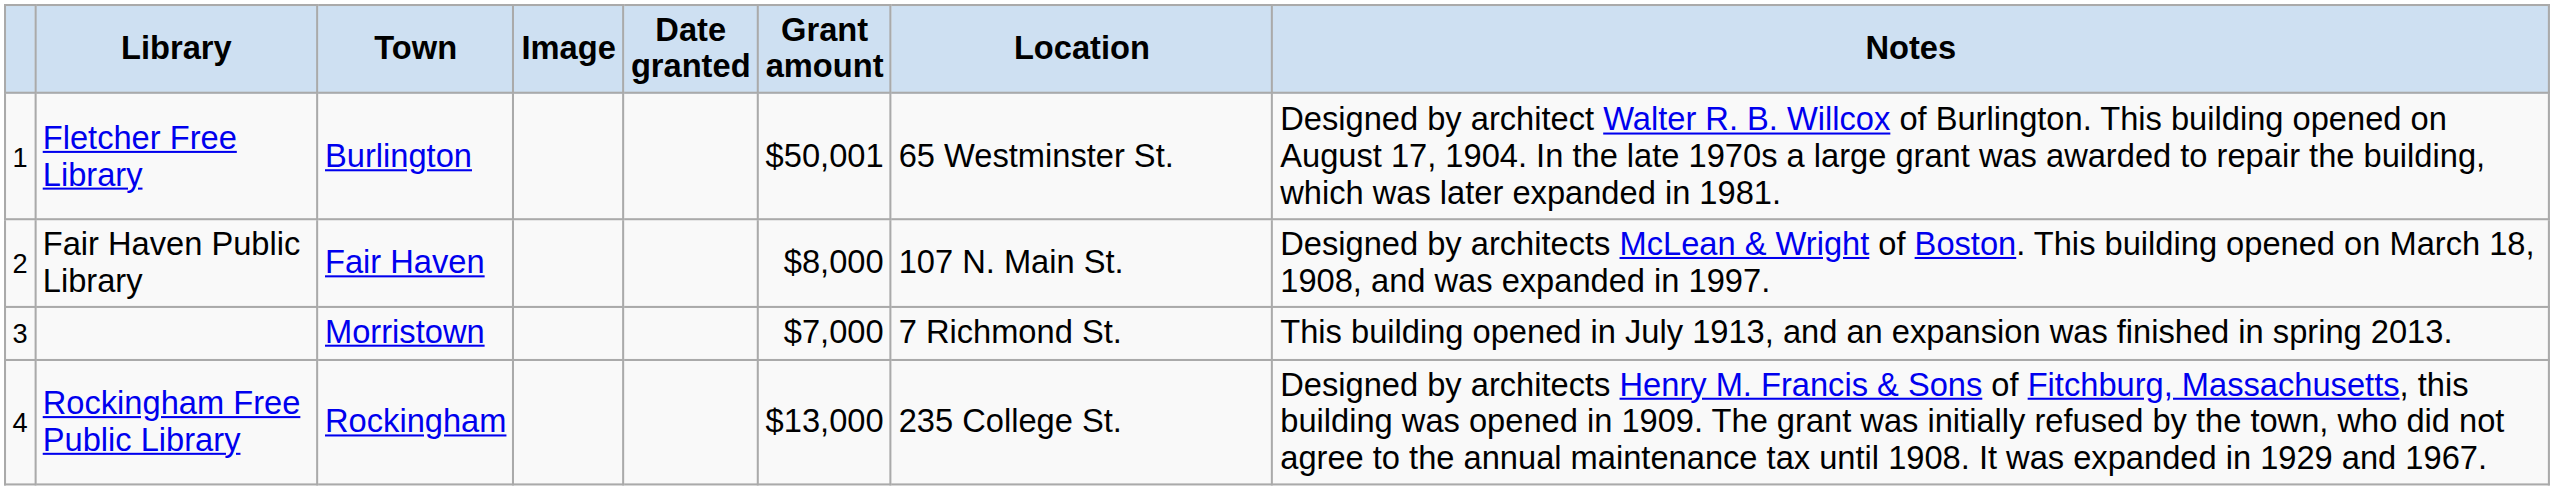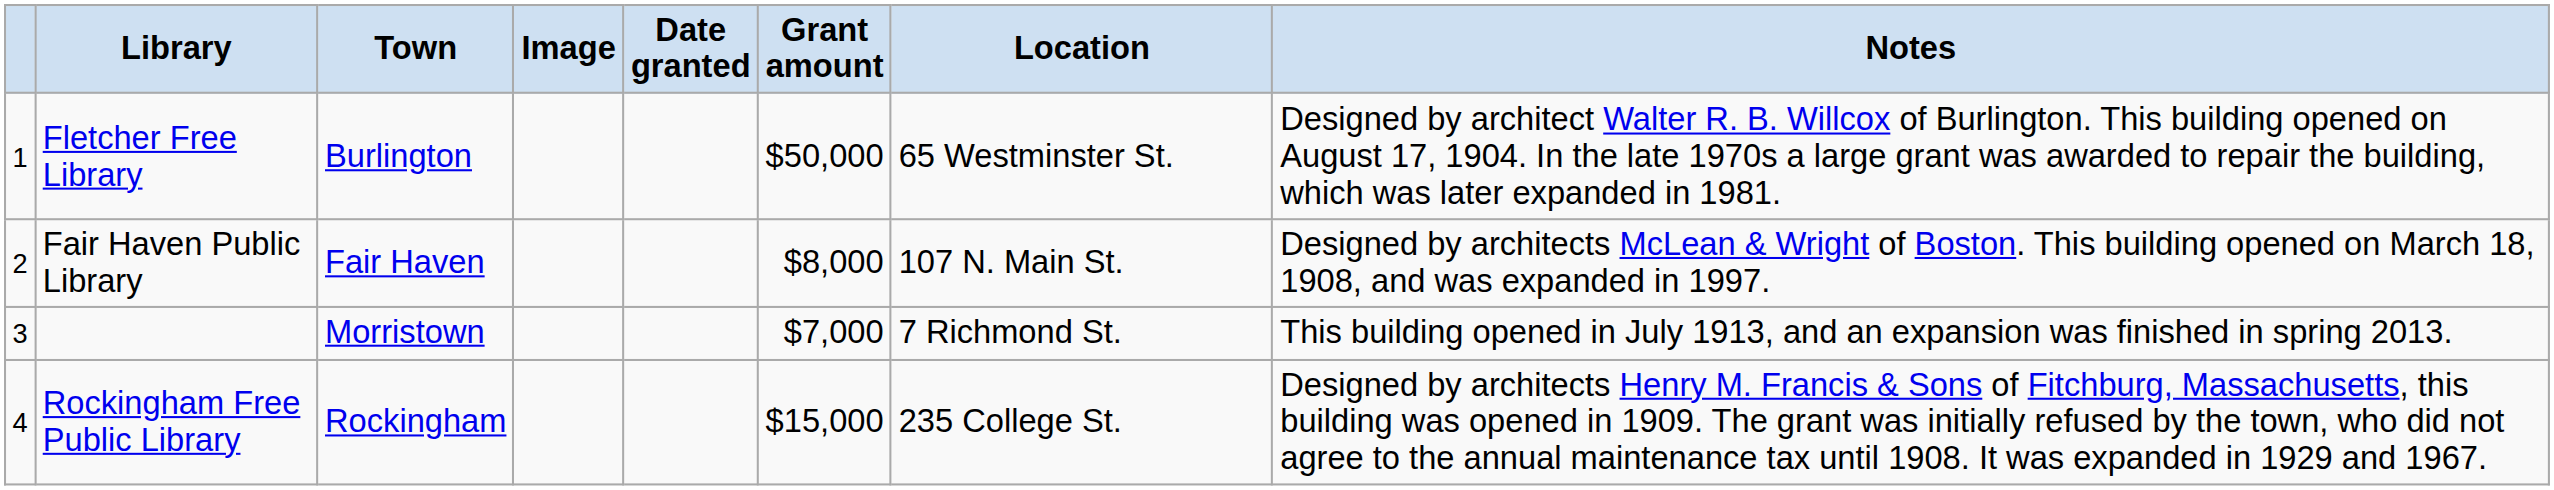(825, 155) $50,001 -> (825, 155) $50,000
(825, 421) $13,000 -> (825, 421) $15,000
